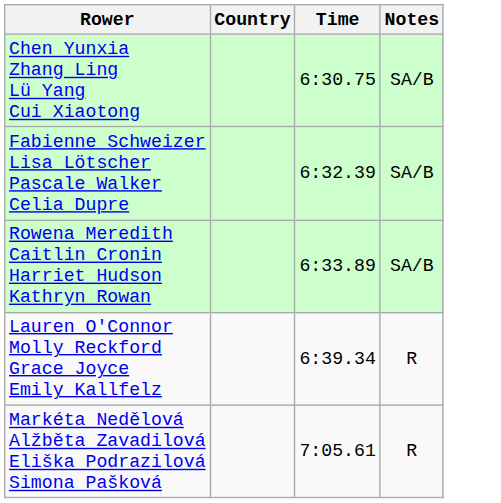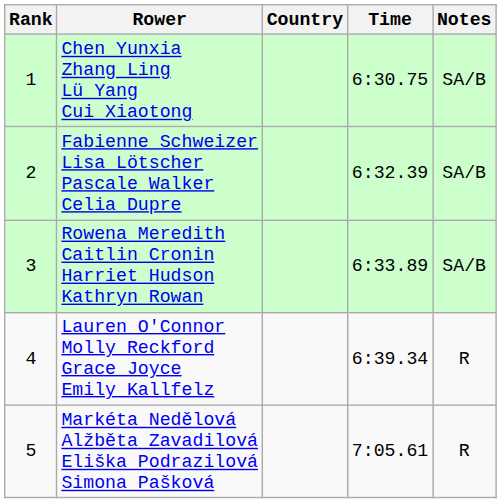+ column: (31, 20)
